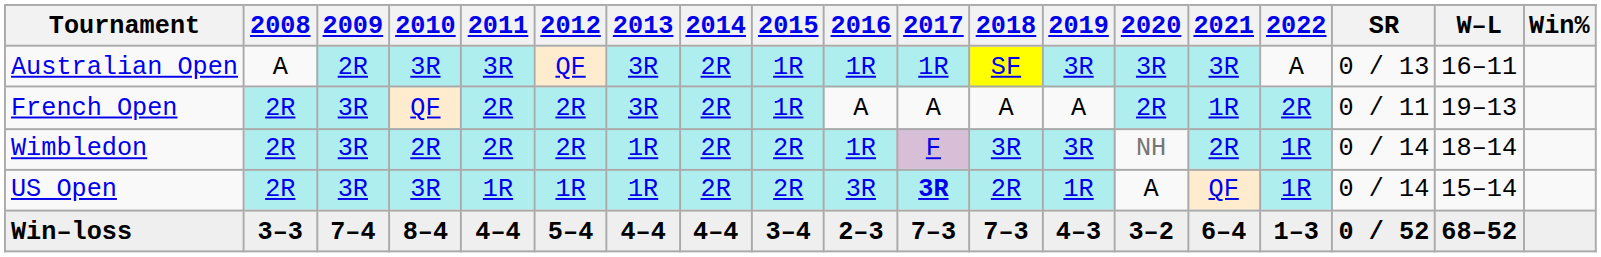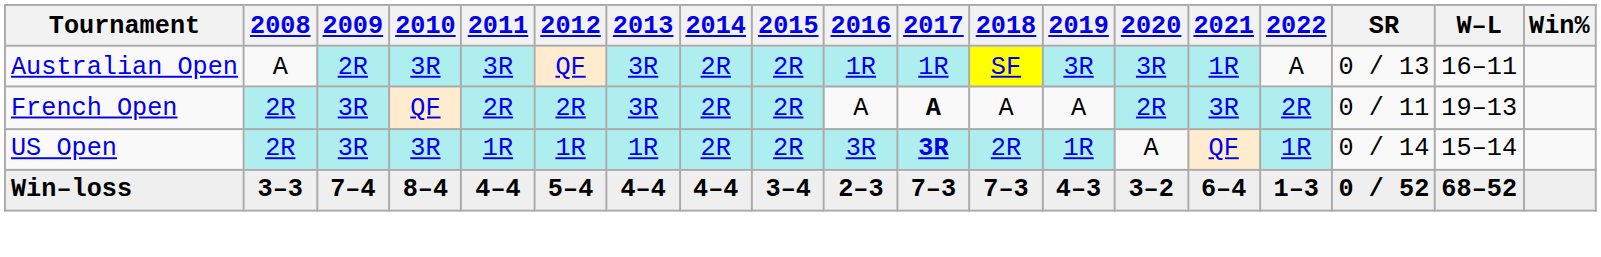(788, 67) 1R -> (788, 67) 2R
(1224, 67) 3R -> (1224, 67) 1R
(788, 108) 1R -> (788, 108) 2R
(933, 108) normal -> (933, 108) bold
(1224, 108) 1R -> (1224, 108) 3R
- row: (79, 149)
